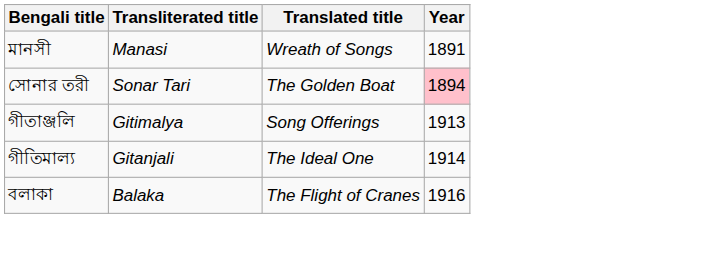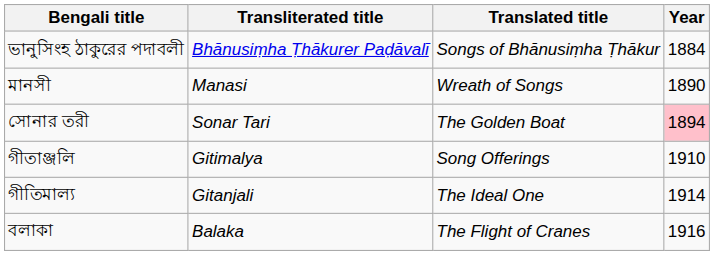+ row: (96, 49)
(447, 49) 1891 -> (687, 86) 1890
(447, 122) 1913 -> (687, 158) 1910
